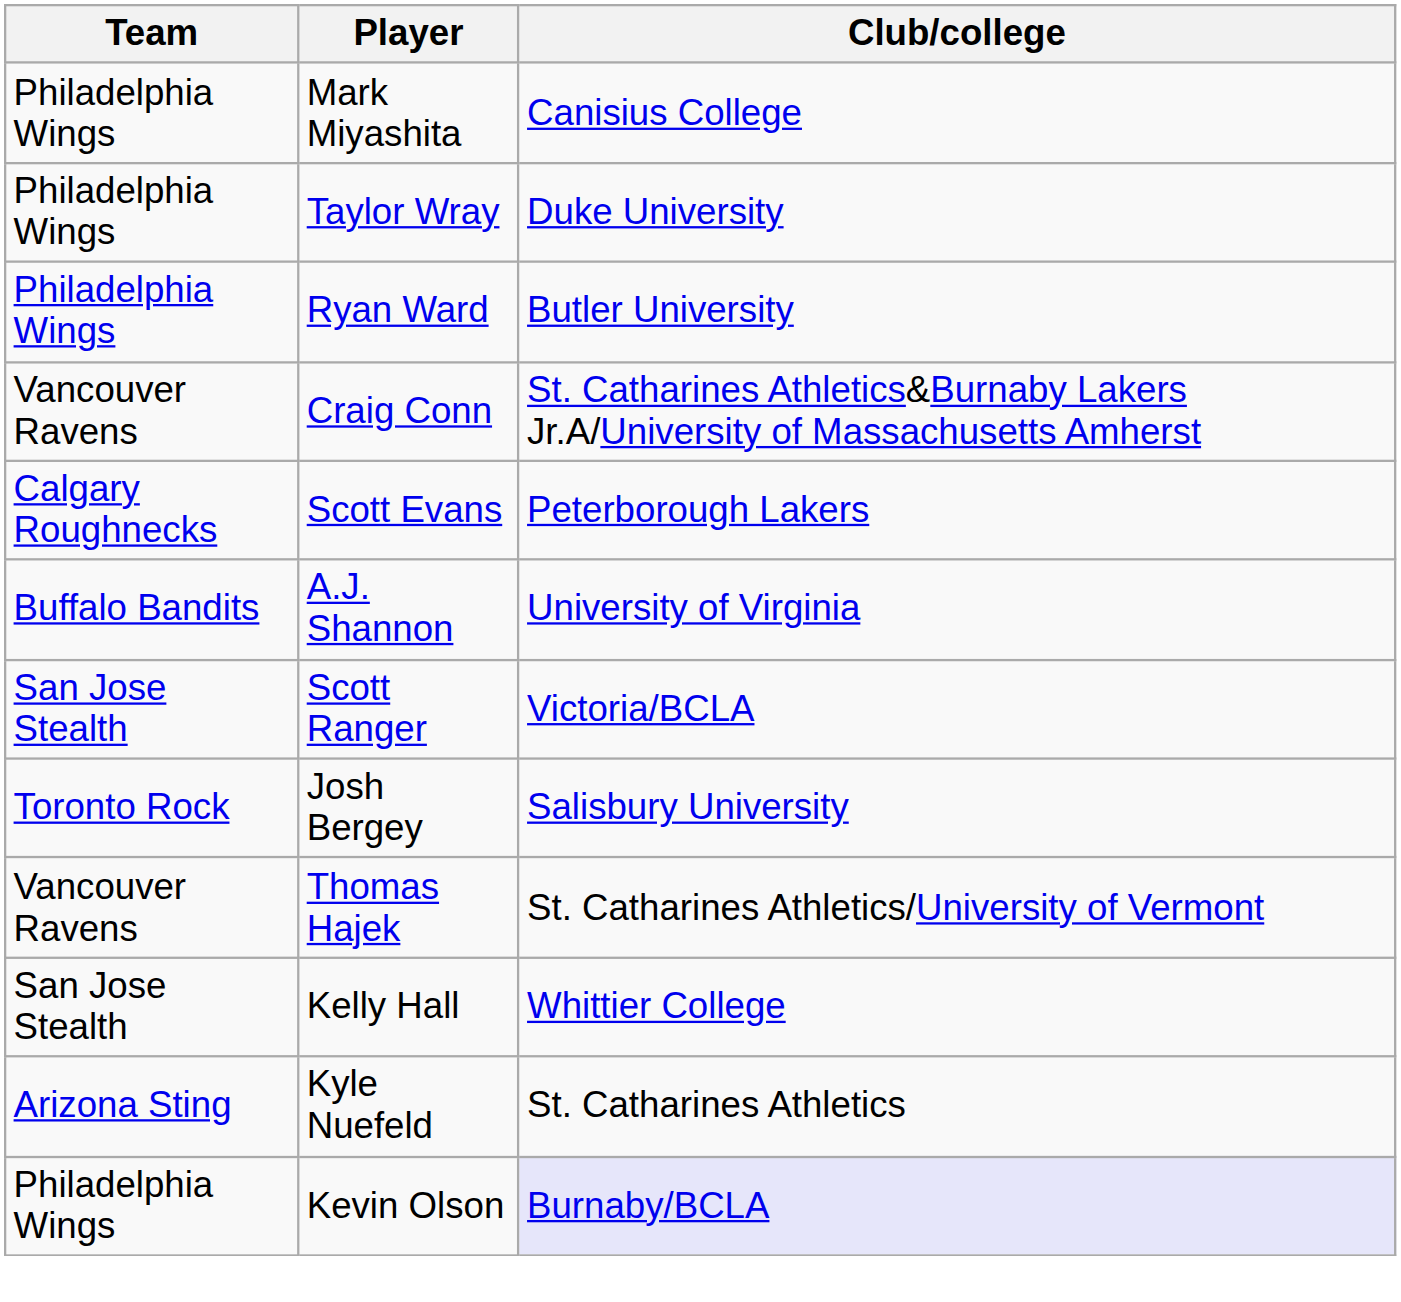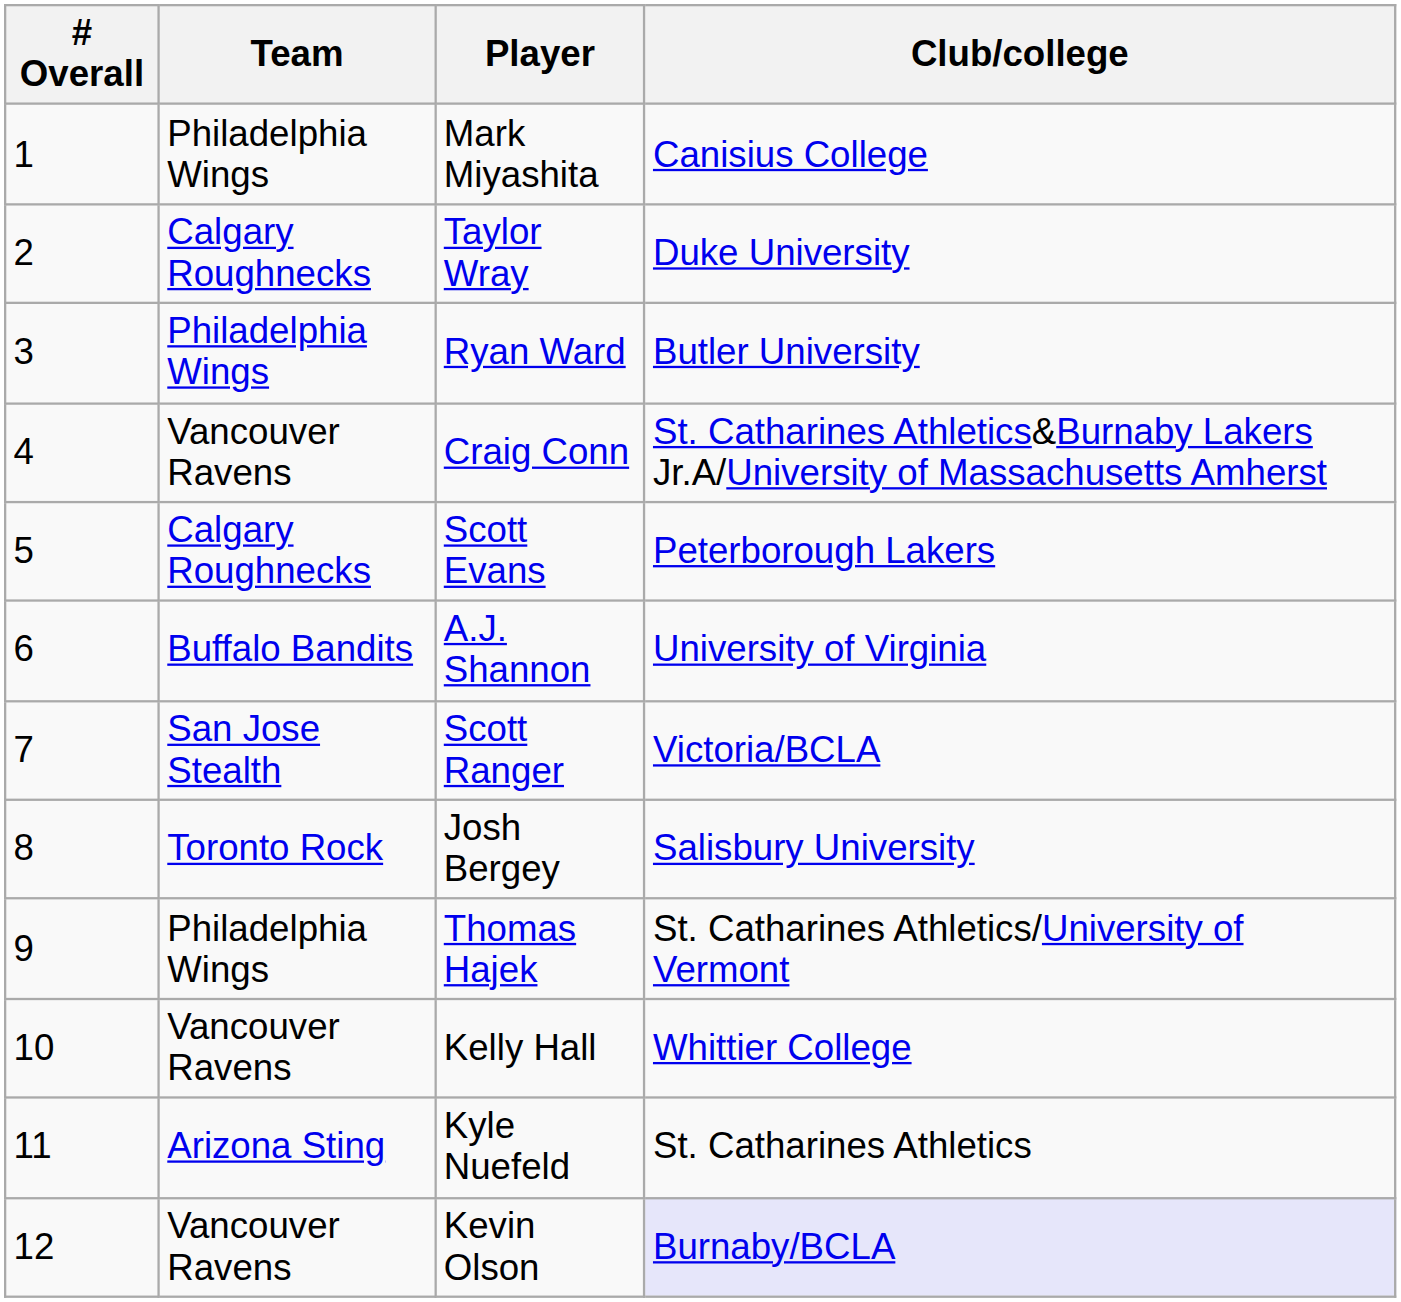+ column: (82, 54)
(113, 211) Philadelphia Wings -> (269, 252) Calgary Roughnecks
(100, 906) Vancouver Ravens -> (267, 948) Philadelphia Wings
(90, 1006) San Jose Stealth -> (254, 1047) Vancouver Ravens
(113, 1204) Philadelphia Wings -> (254, 1246) Vancouver Ravens
